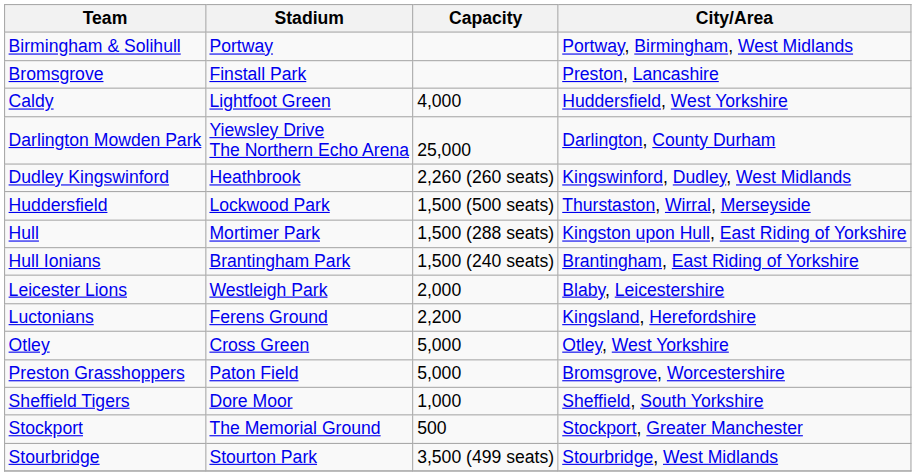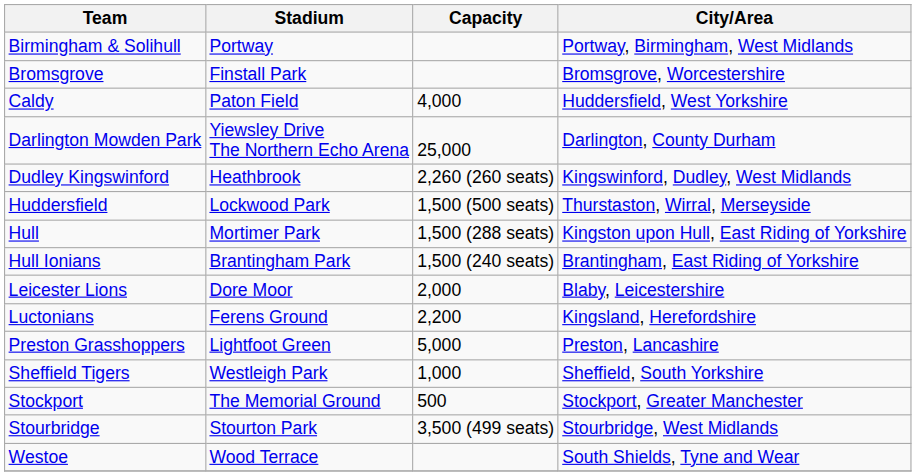(641, 74) Preston, Lancashire -> (674, 74) Bromsgrove, Worcestershire
(270, 102) Lightfoot Green -> (254, 102) Paton Field
(268, 289) Westleigh Park -> (251, 289) Dore Moor
- row: (29, 345)
(254, 373) Paton Field -> (270, 345) Lightfoot Green
(674, 373) Bromsgrove, Worcestershire -> (641, 345) Preston, Lancashire
(251, 401) Dore Moor -> (268, 373) Westleigh Park
+ row: (38, 456)
